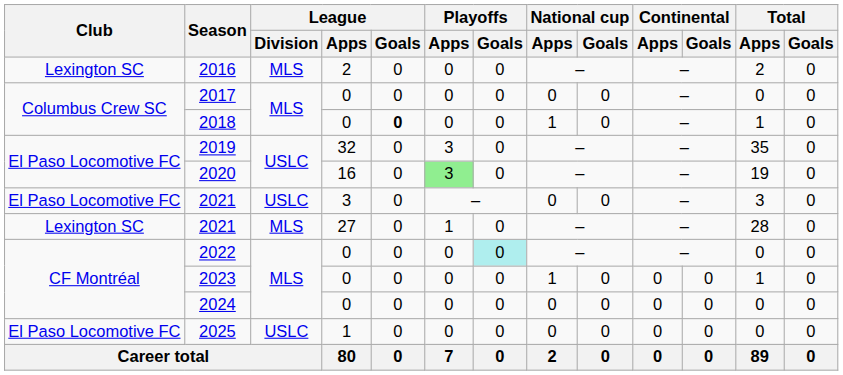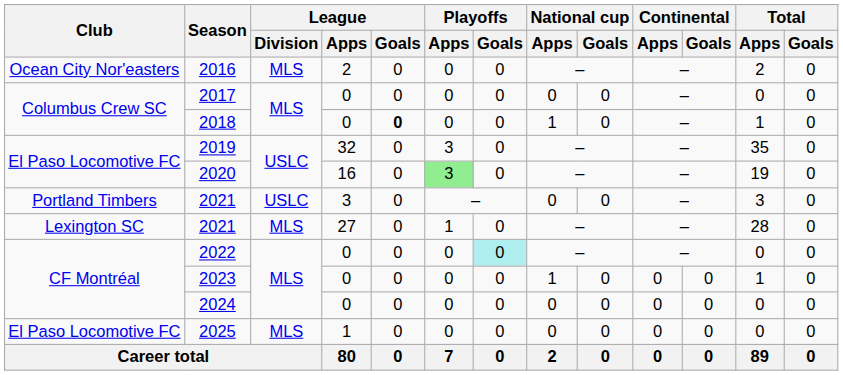(94, 69) Lexington SC -> (94, 69) Ocean City Nor'easters
(94, 200) El Paso Locomotive FC -> (94, 200) Portland Timbers
(286, 331) USLC -> (286, 331) MLS
